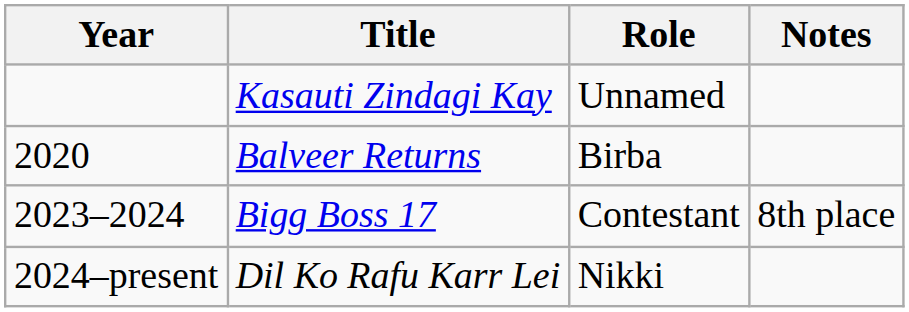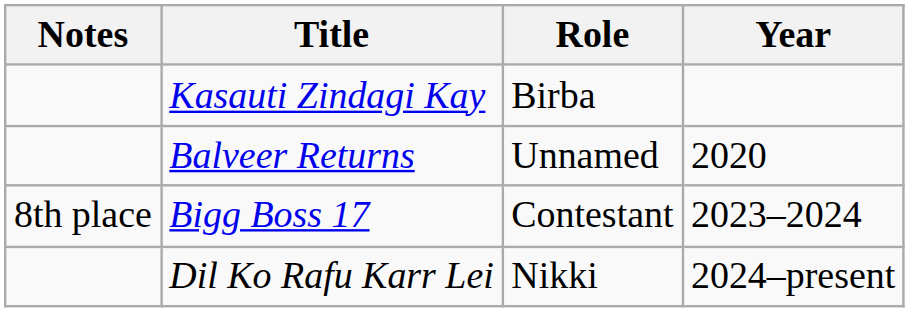columns swapped: (116, 34) <-> (826, 34)
(651, 94) Unnamed -> (553, 94) Birba
(620, 154) Birba -> (585, 154) Unnamed
